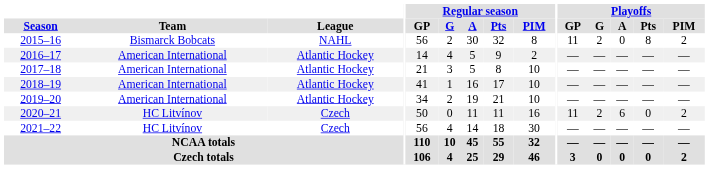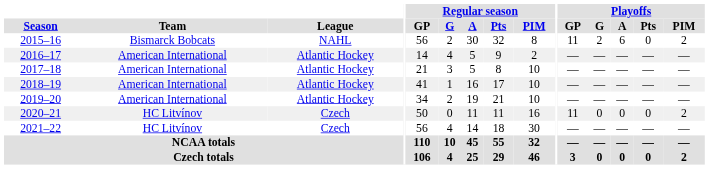(622, 40) 0 -> (622, 40) 6
(648, 40) 8 -> (648, 40) 0
(599, 113) 2 -> (599, 113) 0
(622, 113) 6 -> (622, 113) 0
